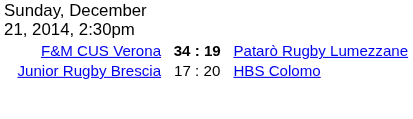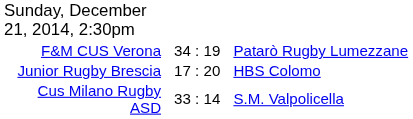(197, 51) bold -> (197, 51) normal
+ row: (99, 99)
